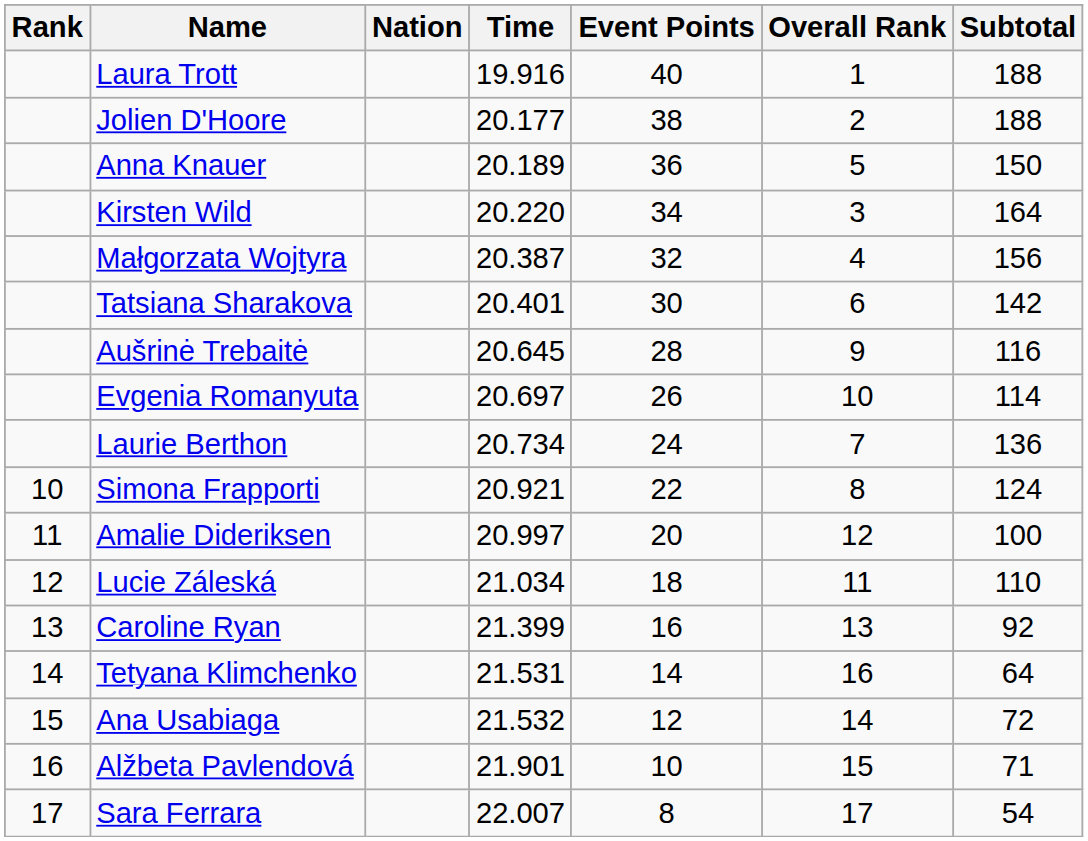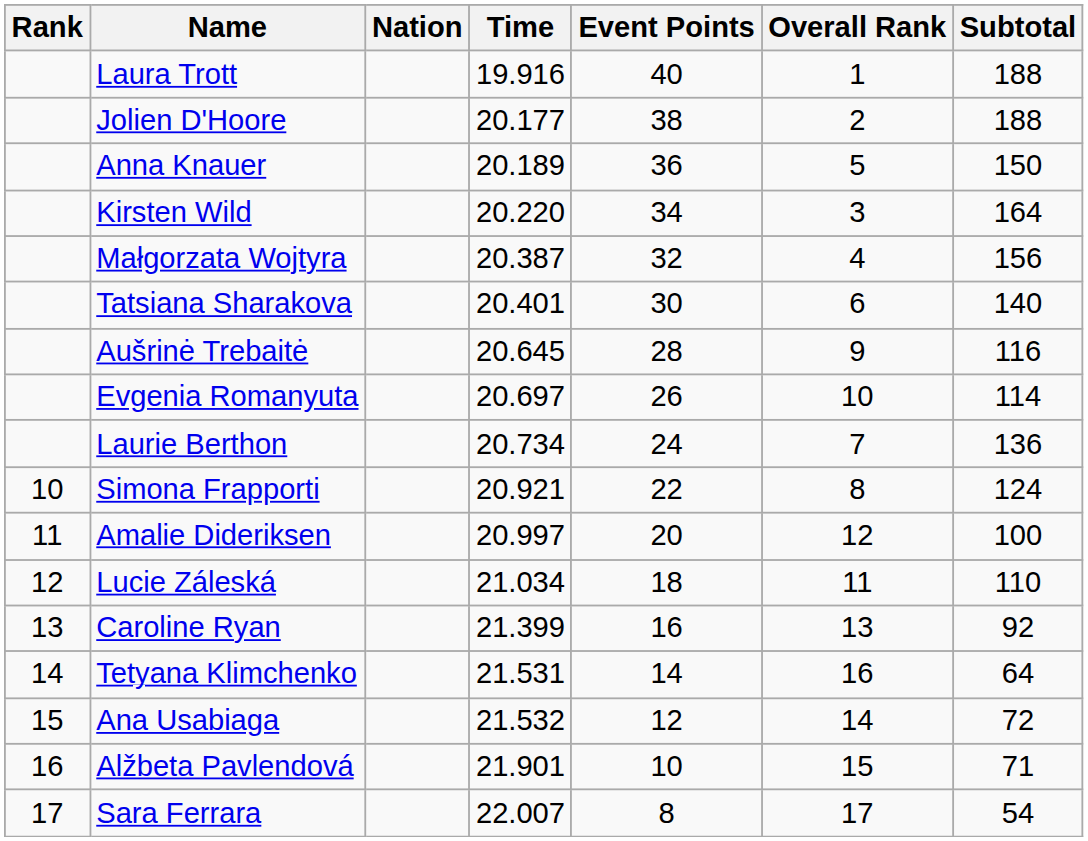(1018, 304) 142 -> (1018, 304) 140
